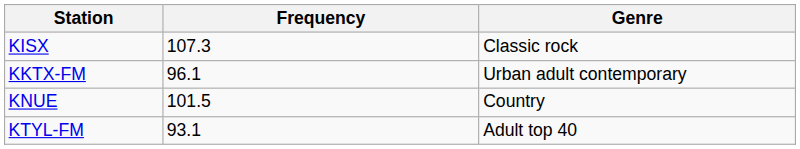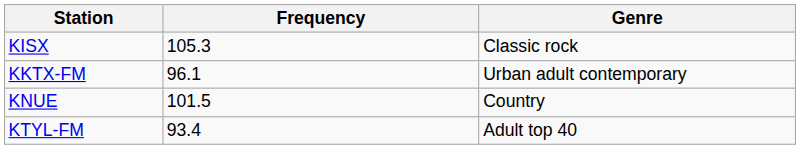(189, 46) 107.3 -> (189, 46) 105.3
(184, 130) 93.1 -> (184, 130) 93.4
